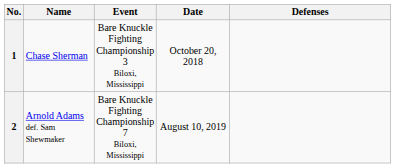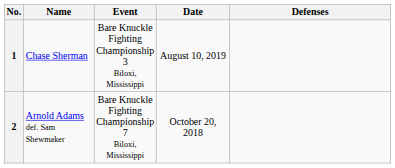(193, 55) October 20, 2018 -> (193, 55) August 10, 2019
(193, 127) August 10, 2019 -> (193, 127) October 20, 2018
